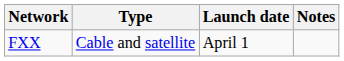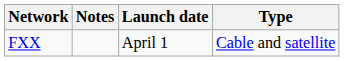columns swapped: (136, 17) <-> (316, 17)
